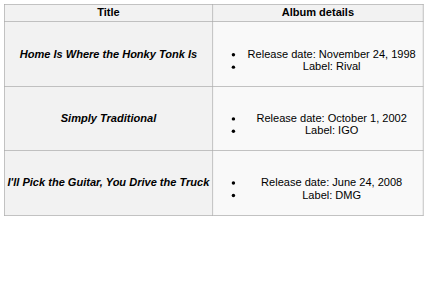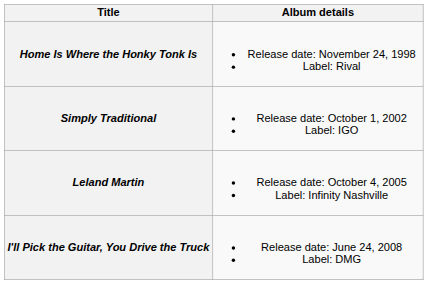+ row: (108, 183)
